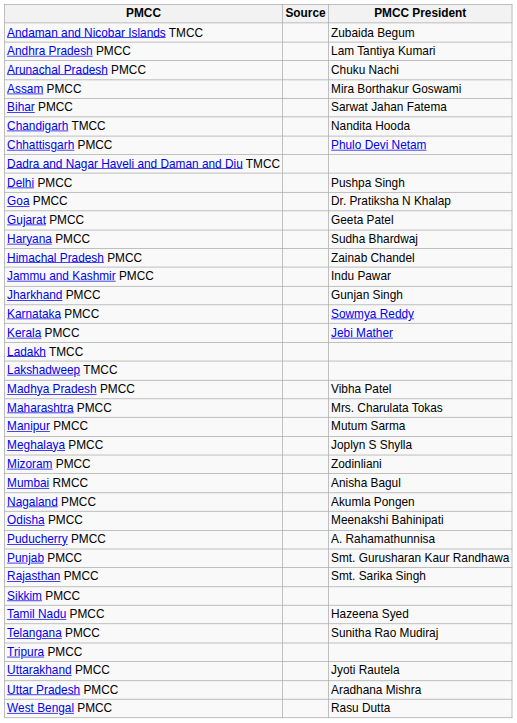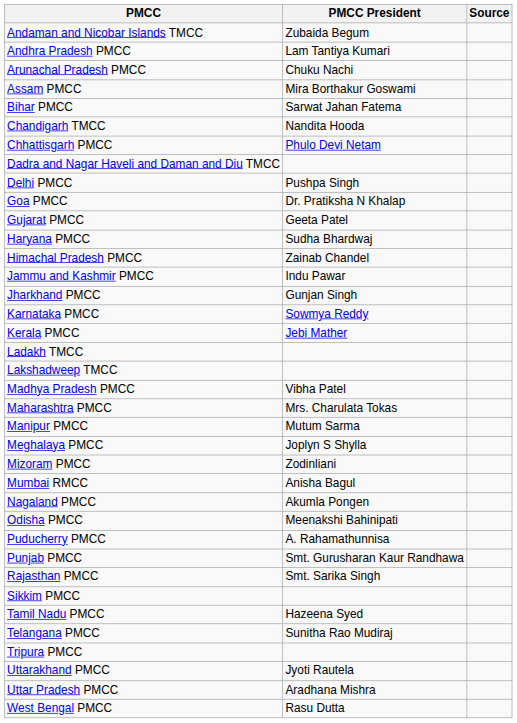columns swapped: (420, 13) <-> (306, 13)
